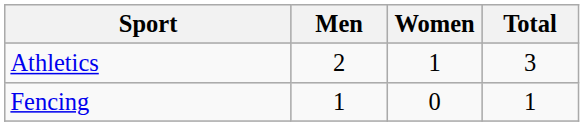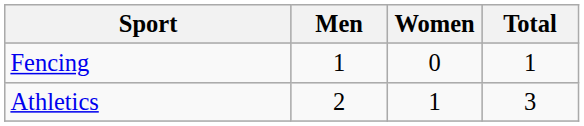rows swapped: (55, 62) <-> (50, 101)
